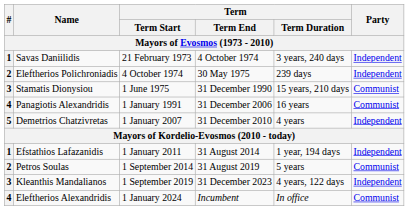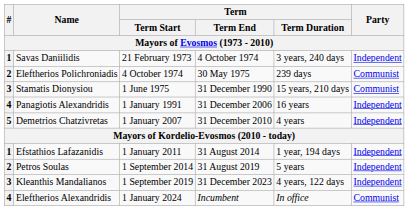(378, 74) Independent -> (376, 74) Communist
(376, 105) Communist -> (378, 105) Independent
(376, 167) Communist -> (378, 167) Independent
